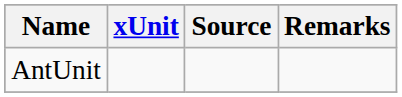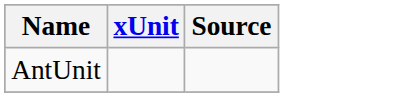- column: (337, 26)
